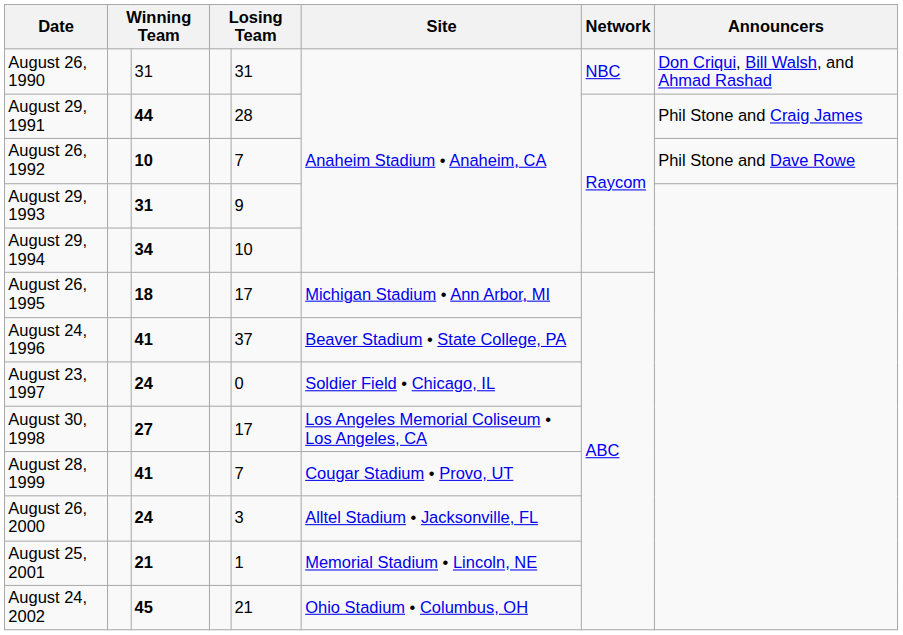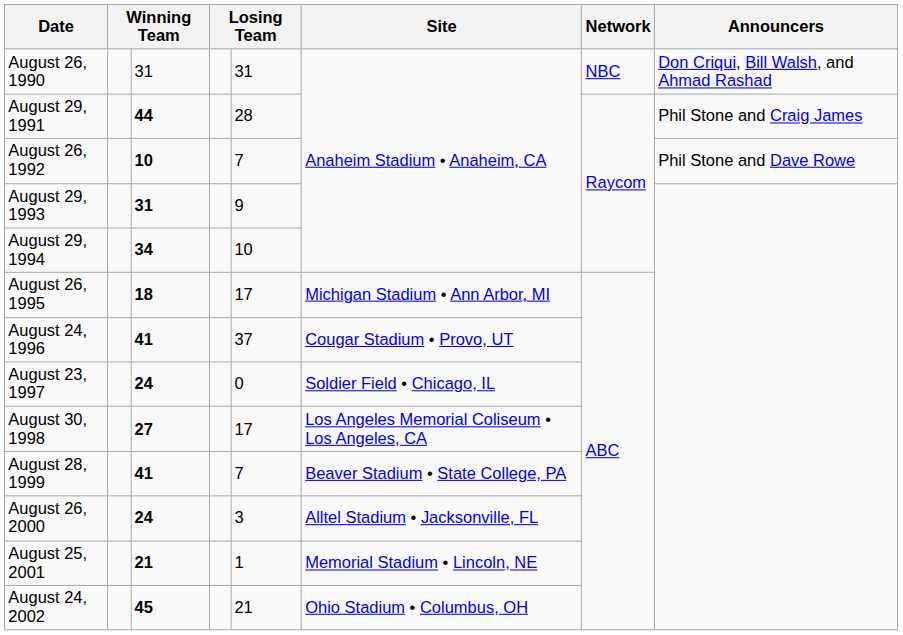(436, 339) Beaver Stadium • State College, PA -> (409, 339) Cougar Stadium • Provo, UT
(409, 473) Cougar Stadium • Provo, UT -> (436, 473) Beaver Stadium • State College, PA
